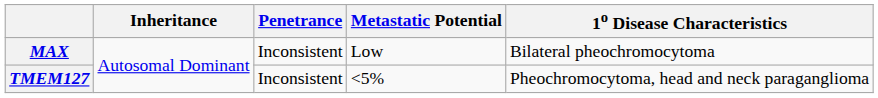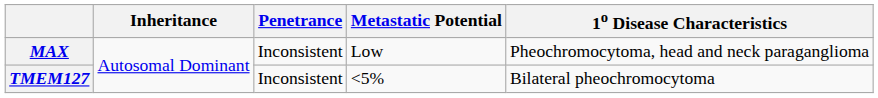(612, 51) Bilateral pheochromocytoma -> (690, 51) Pheochromocytoma, head and neck paraganglioma
(690, 79) Pheochromocytoma, head and neck paraganglioma -> (612, 79) Bilateral pheochromocytoma
